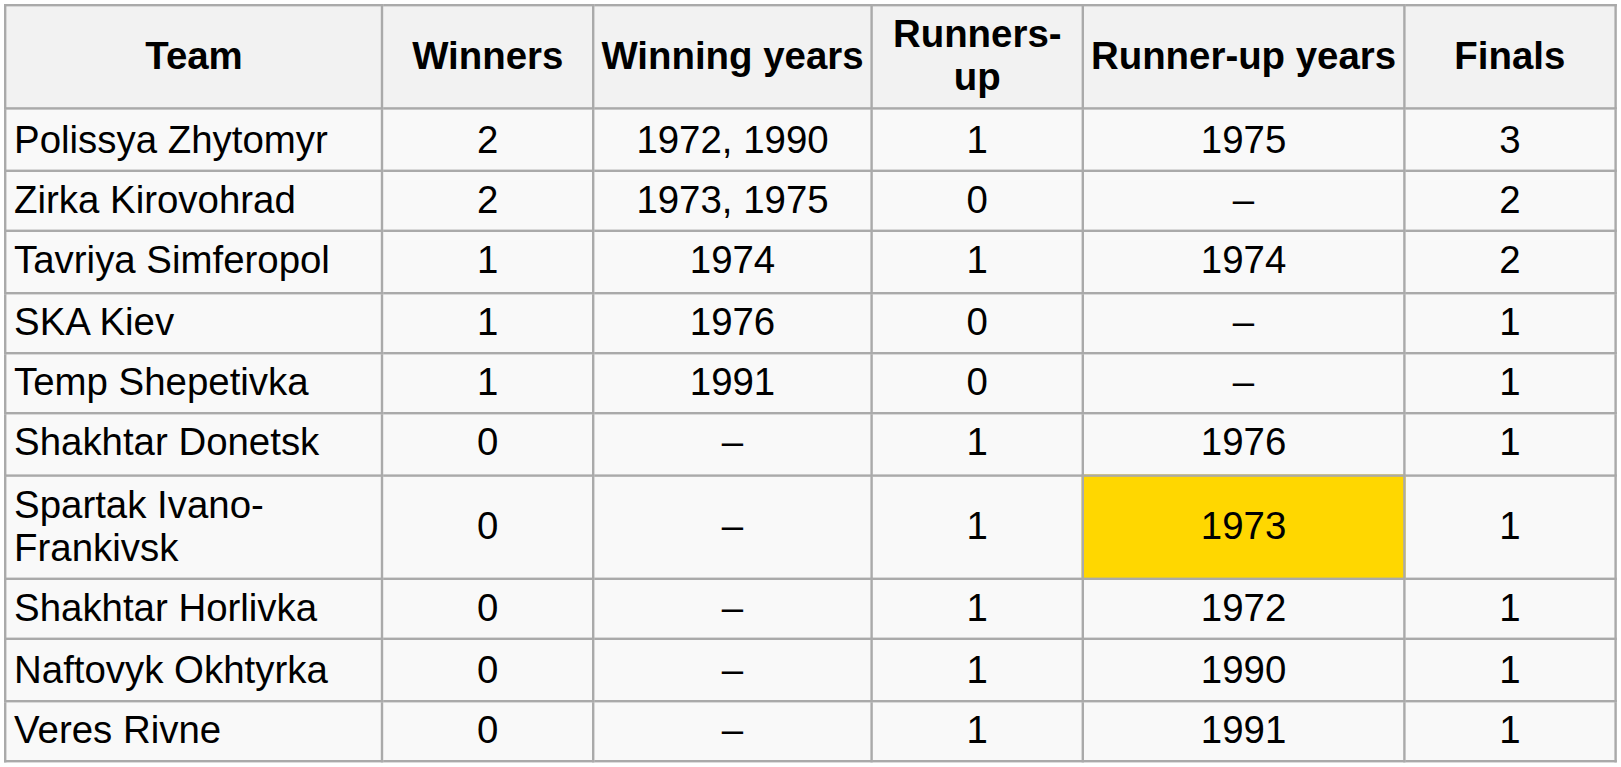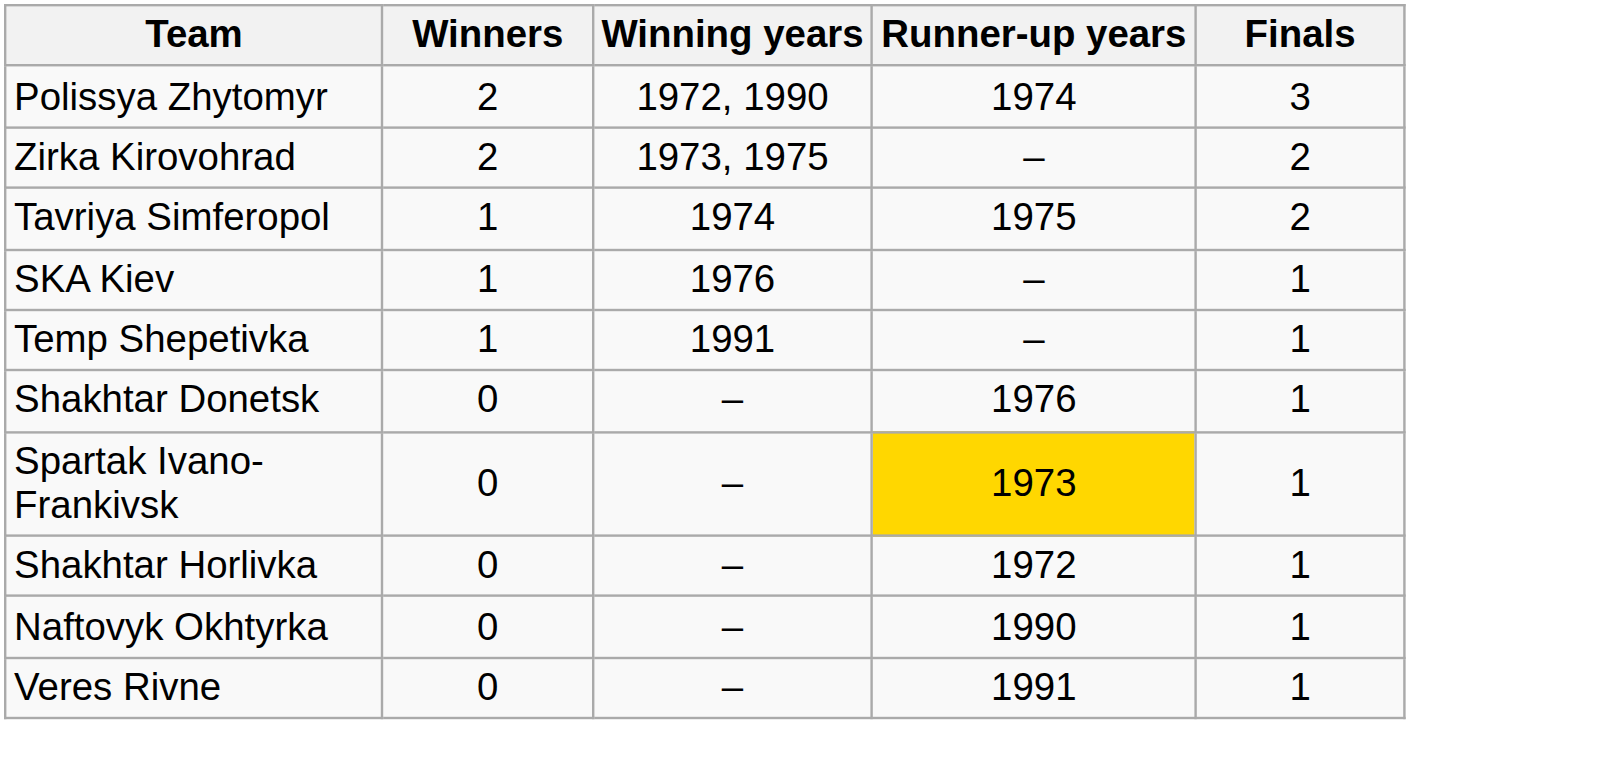- column: (977, 56)
(1244, 139) 1975 -> (1034, 95) 1974
(1244, 260) 1974 -> (1034, 217) 1975
